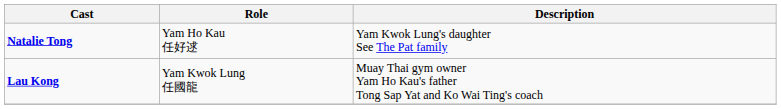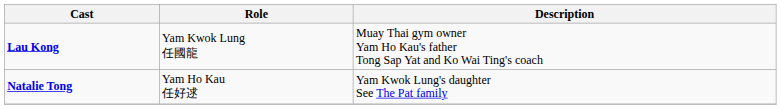rows swapped: (33, 81) <-> (40, 40)
